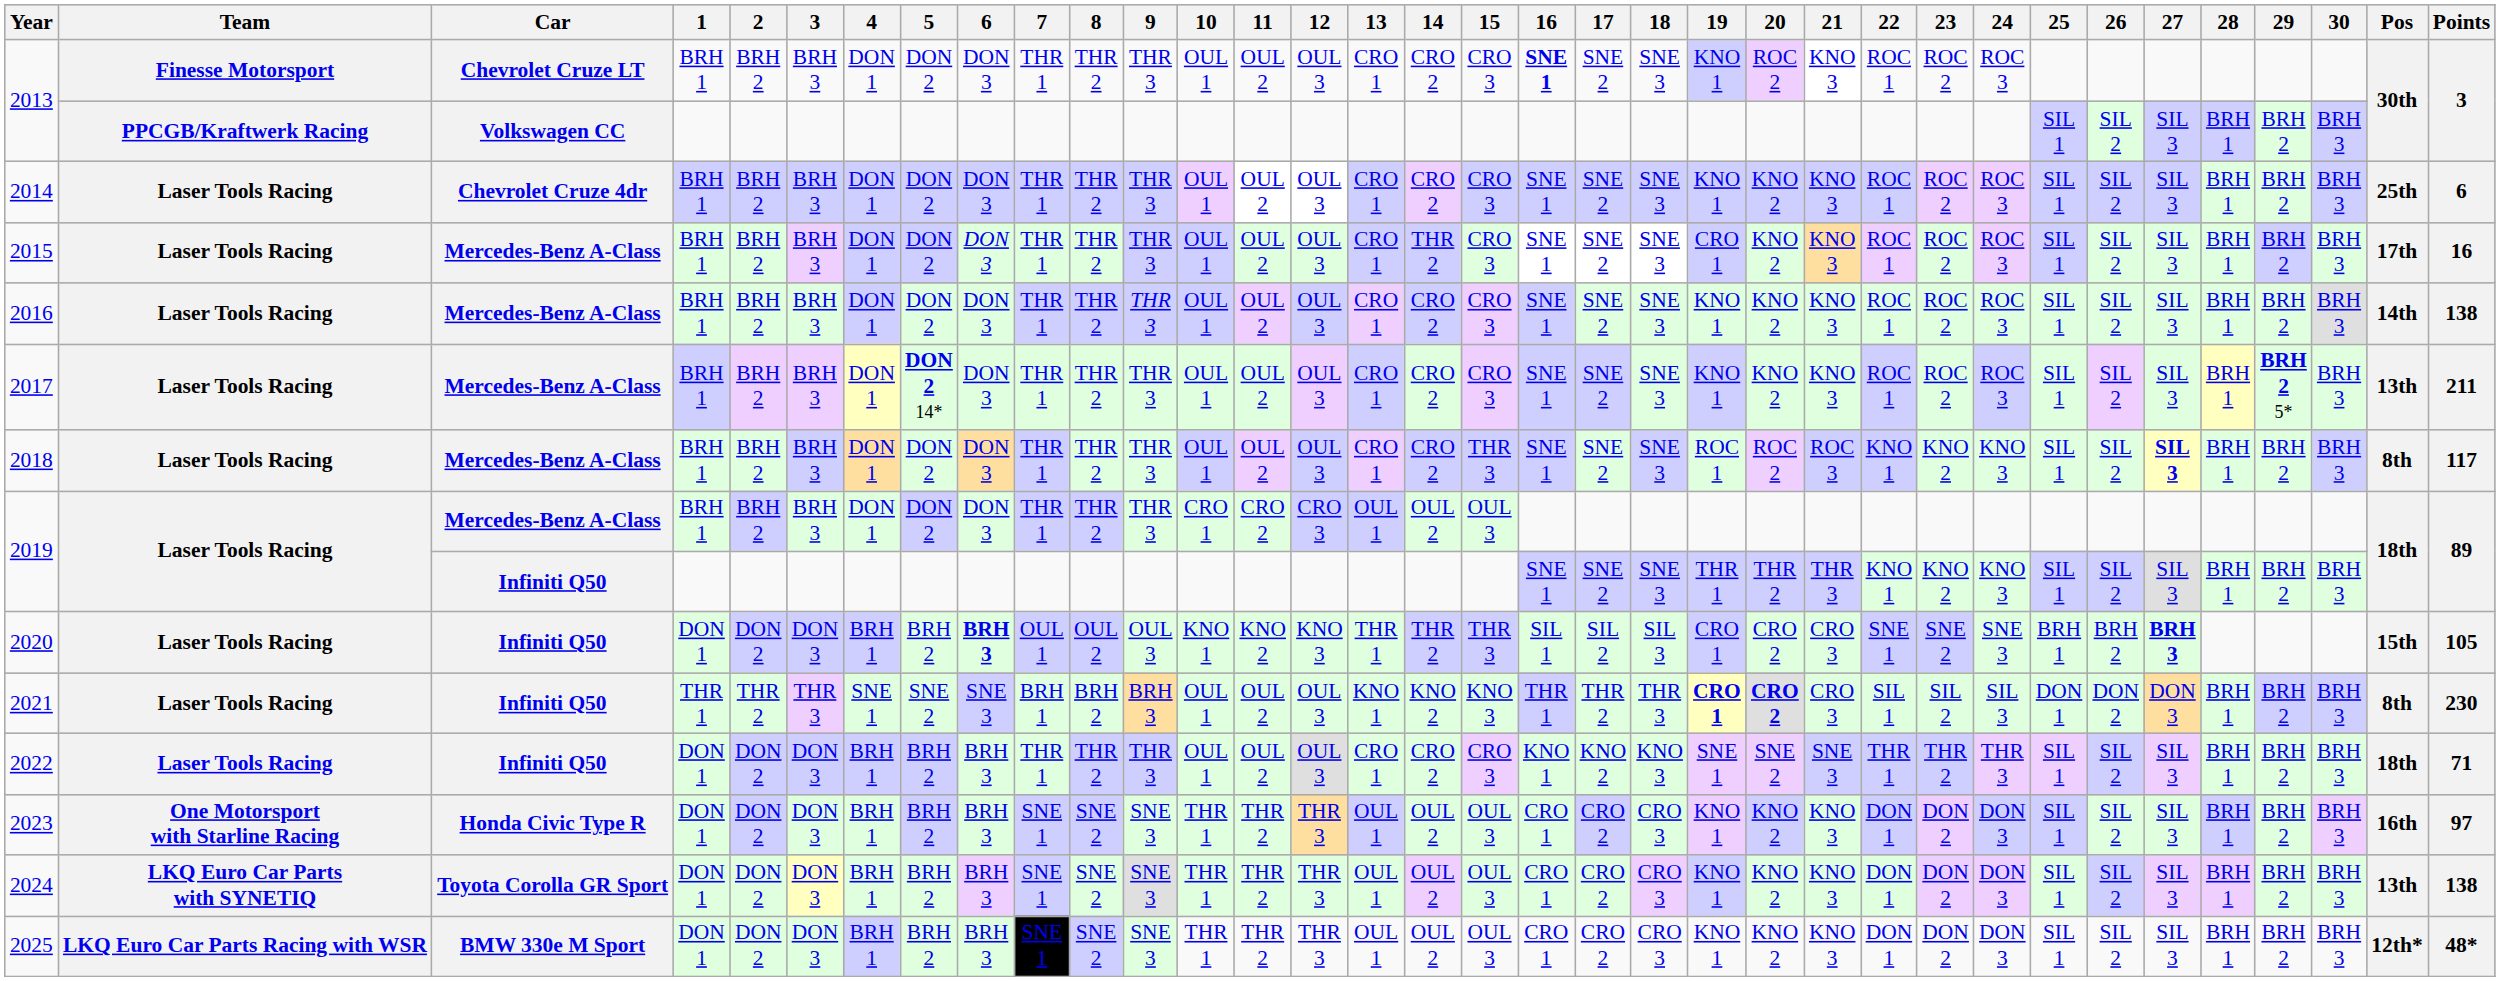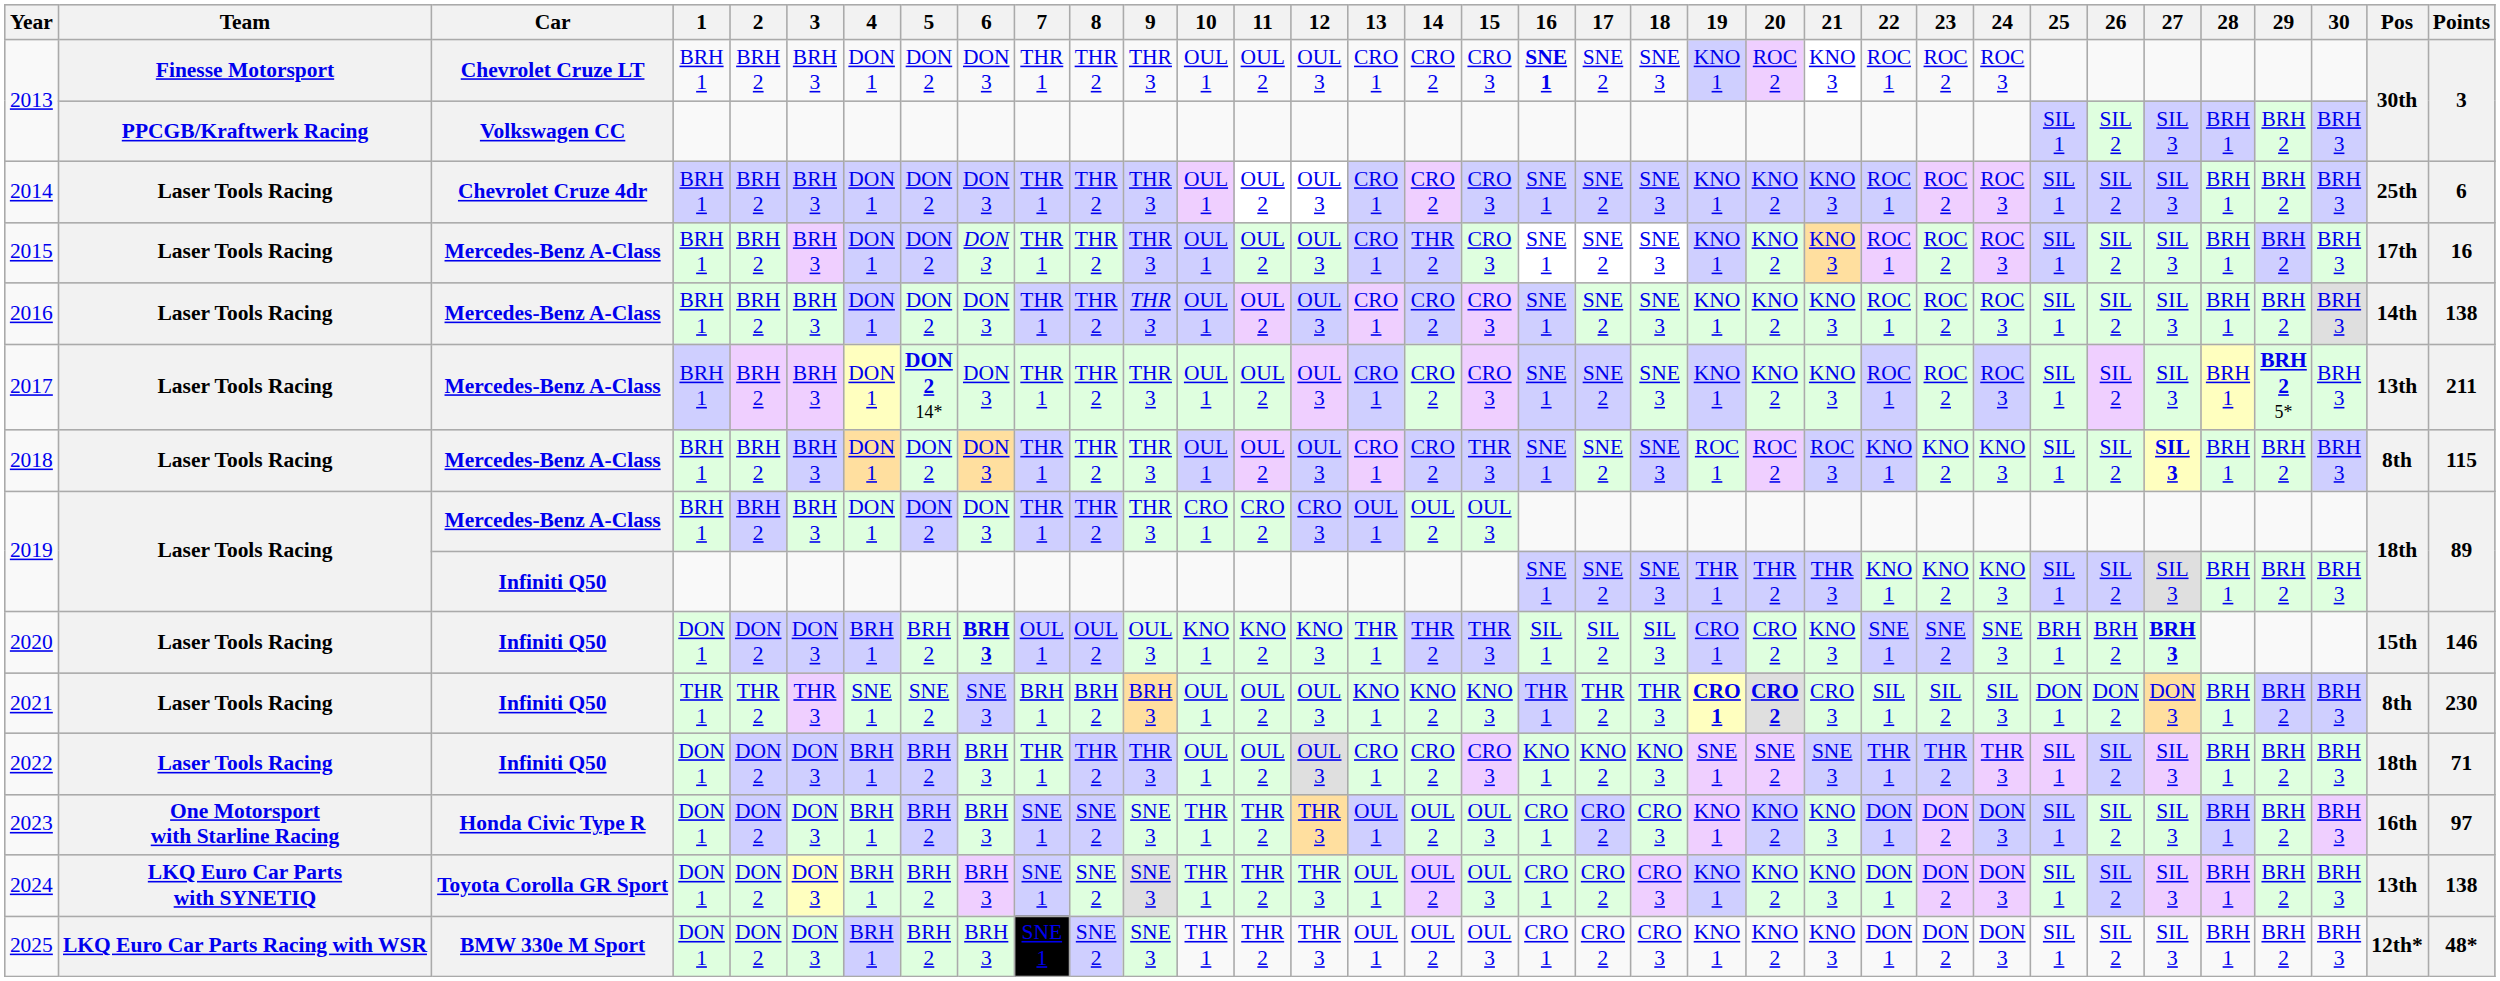(1717, 252) CRO 1 -> (1717, 252) KNO 1
(2461, 459) 117 -> (2461, 459) 115
(1832, 641) CRO 3 -> (1832, 641) KNO 3
(2461, 641) 105 -> (2461, 641) 146
